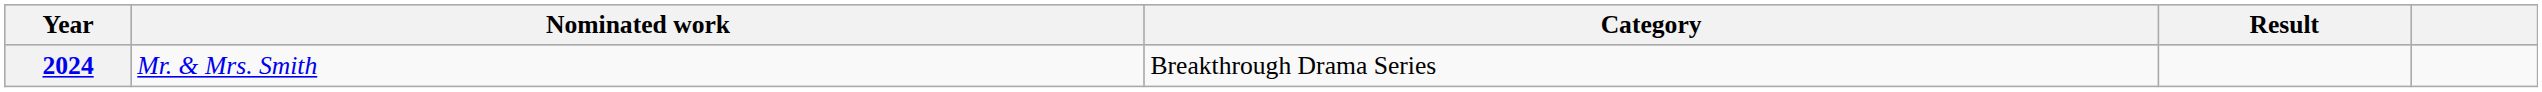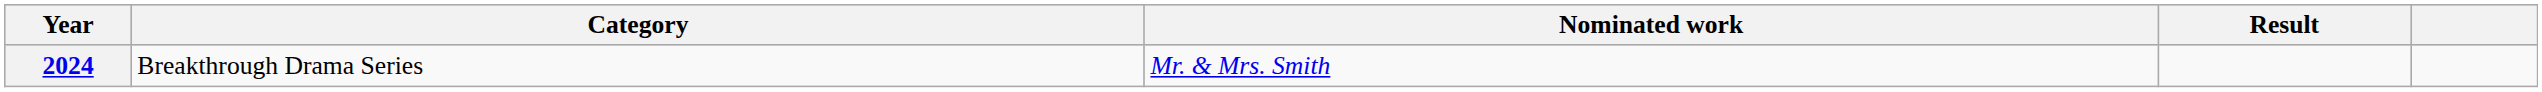columns swapped: (638, 24) <-> (1651, 24)
